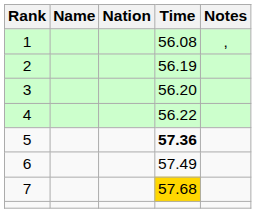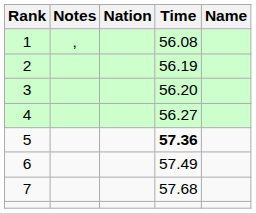columns swapped: (74, 16) <-> (226, 16)
(177, 115) 56.22 -> (178, 115) 56.27
(177, 189) gold background -> (178, 189) no background
